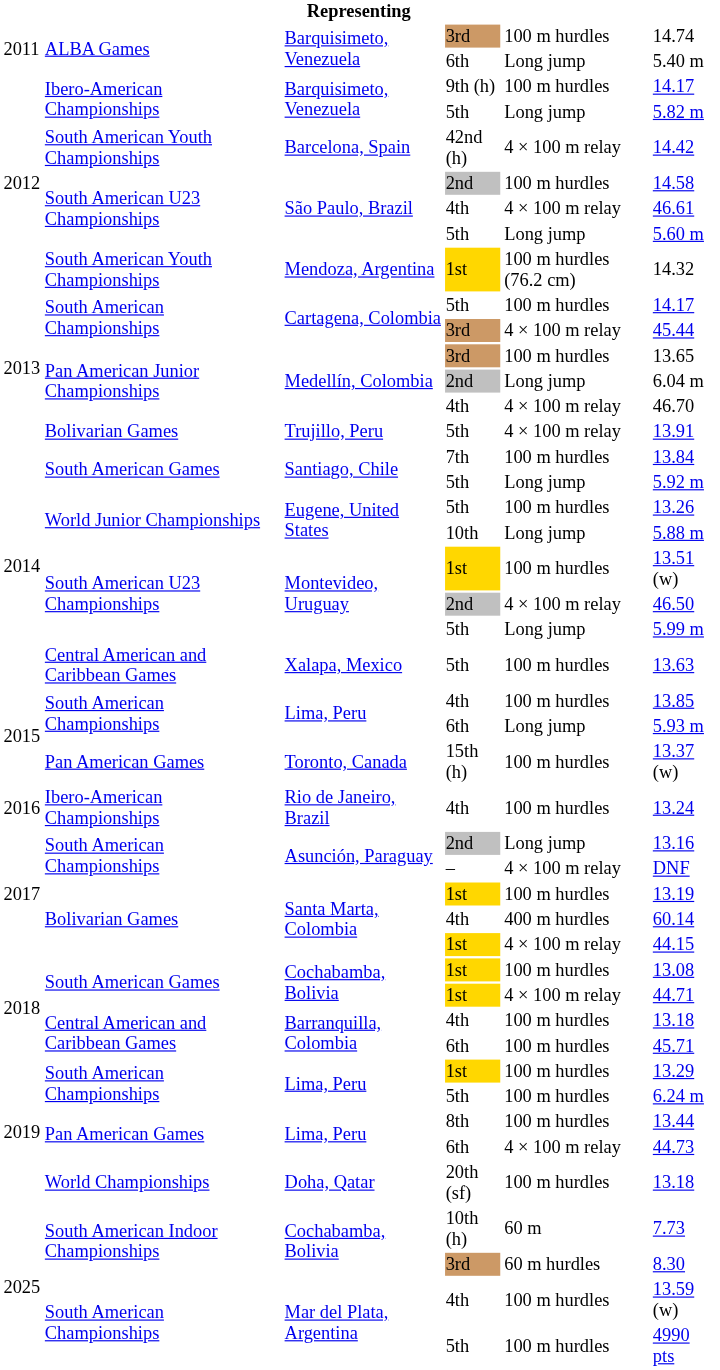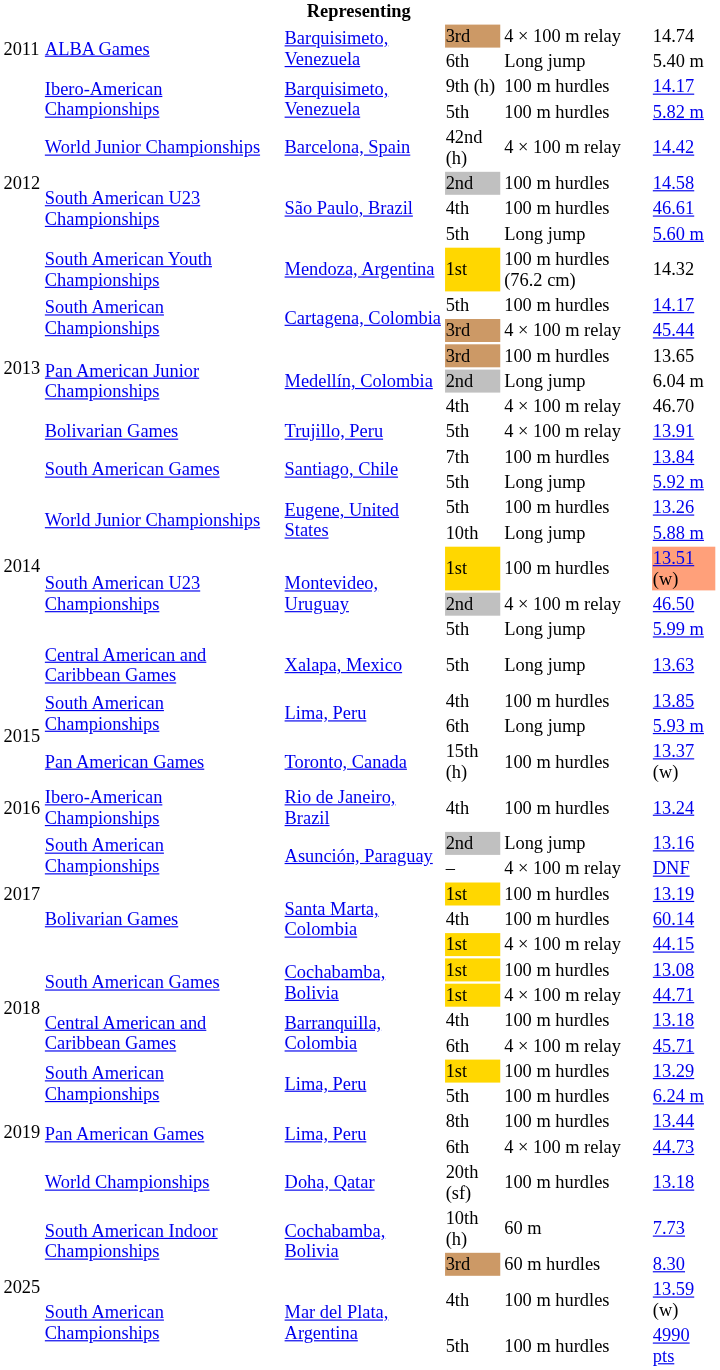(557, 36) 100 m hurdles -> (563, 36) 4 × 100 m relay
(545, 111) Long jump -> (557, 111) 100 m hurdles
(128, 147) South American Youth Championships -> (152, 147) World Junior Championships
(563, 208) 4 × 100 m relay -> (557, 208) 100 m hurdles
(674, 568) no background -> (674, 568) lightsalmon background
(557, 665) 100 m hurdles -> (545, 665) Long jump
(557, 919) 400 m hurdles -> (557, 919) 100 m hurdles
(557, 1045) 100 m hurdles -> (563, 1045) 4 × 100 m relay
